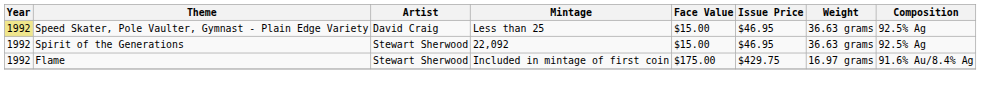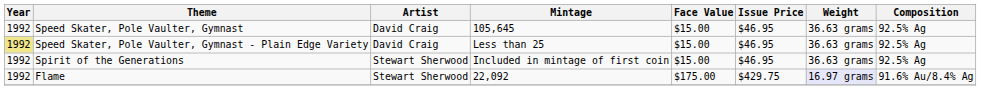+ row: (139, 29)
(491, 45) 22,092 -> (571, 61) Included in mintage of first coin
(571, 61) Included in mintage of first coin -> (491, 77) 22,092
(841, 61) no background -> (841, 77) lavender background
